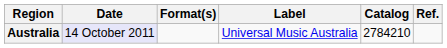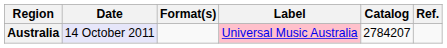(290, 33) no background -> (290, 33) pink background
(387, 33) 2784210 -> (387, 33) 2784207
